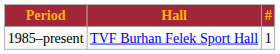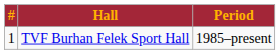columns swapped: (268, 15) <-> (46, 15)
